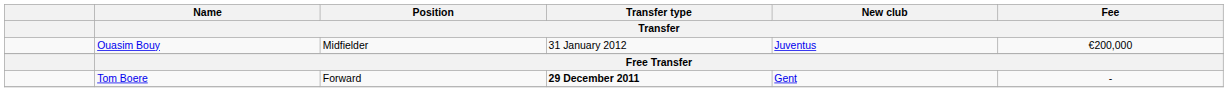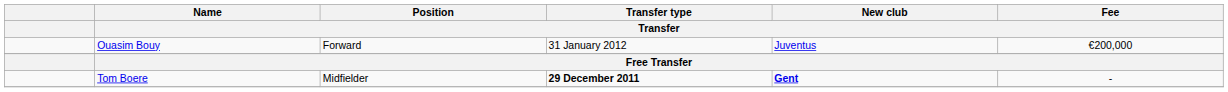(346, 45) Midfielder -> (342, 45) Forward
(342, 78) Forward -> (346, 78) Midfielder
(786, 78) normal -> (786, 78) bold
